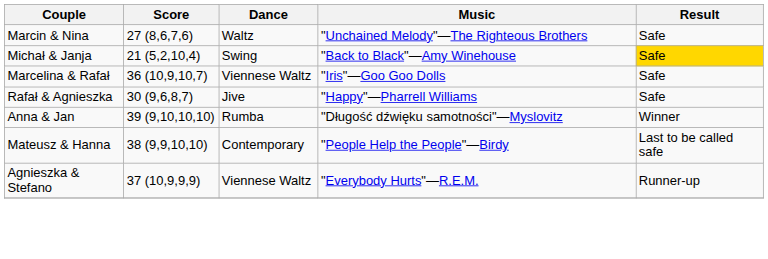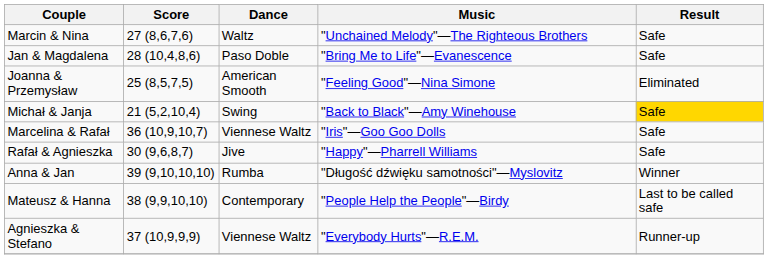+ row: (58, 55)
+ row: (42, 83)
